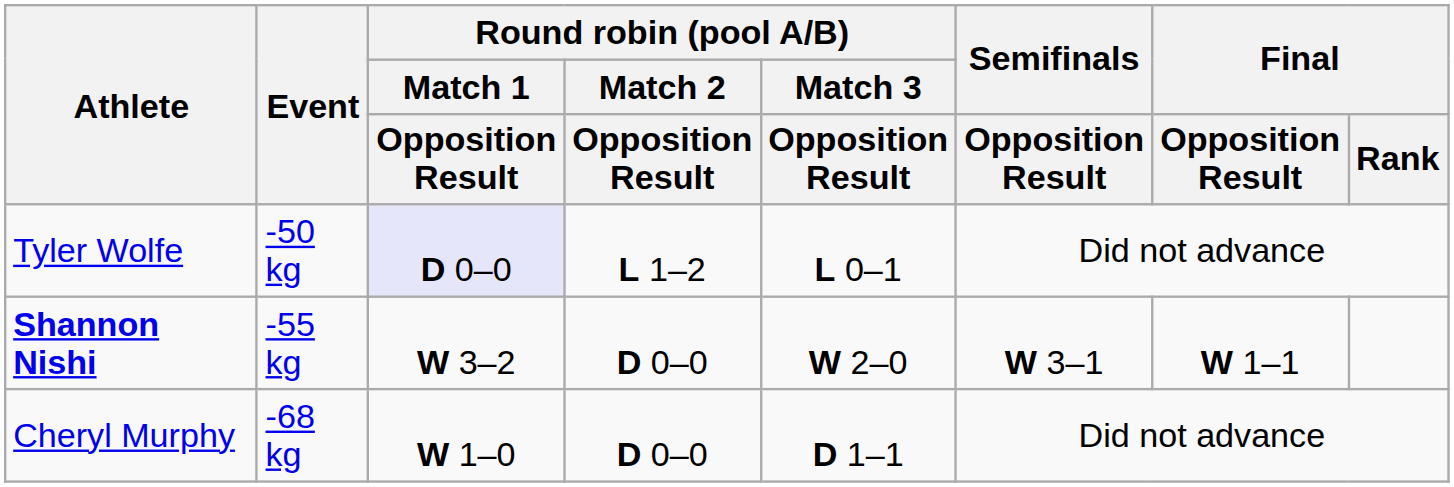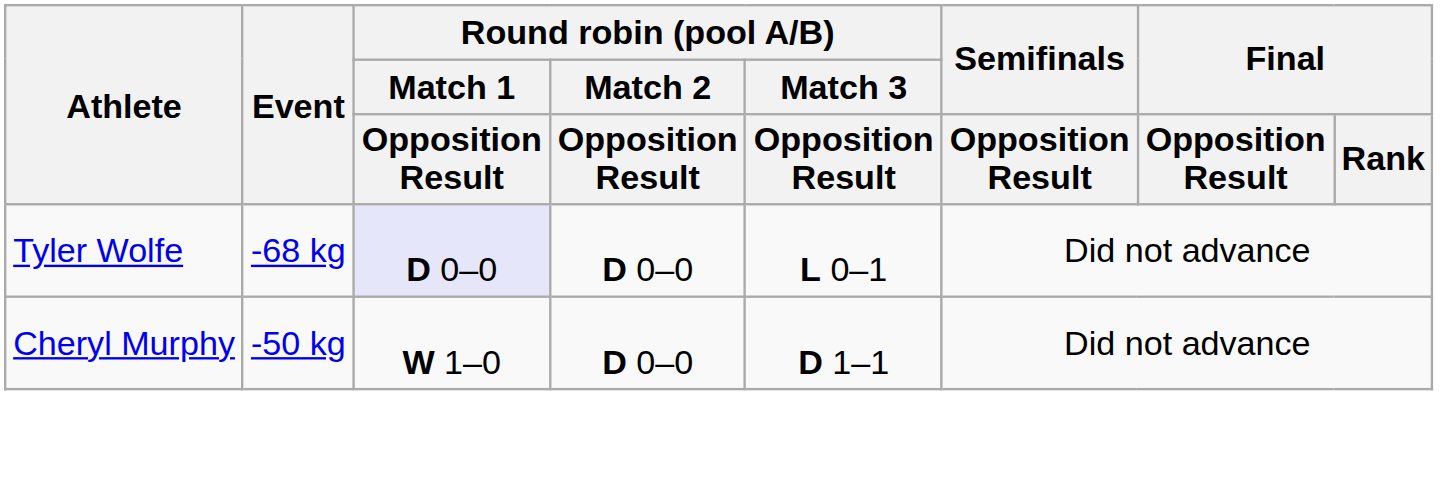(290, 251) -50 kg -> (298, 251) -68 kg
(662, 270) L 1–2 -> (648, 270) D 0–0
- row: (86, 343)
(290, 435) -68 kg -> (298, 343) -50 kg
